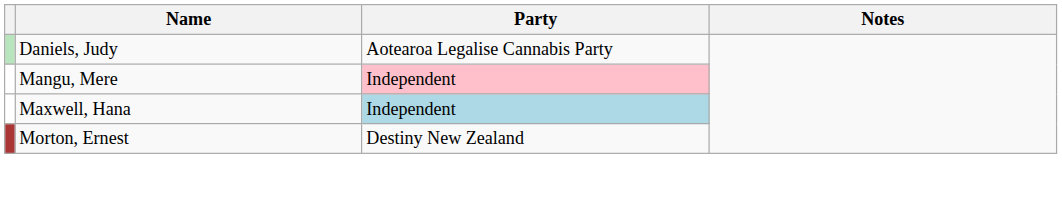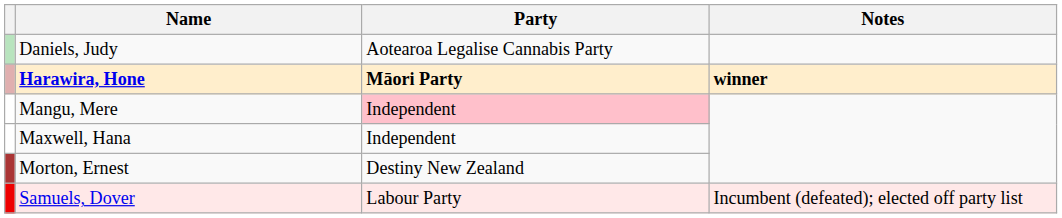+ row: (82, 79)
(411, 109) lightblue background -> (411, 138) no background
+ row: (77, 198)
